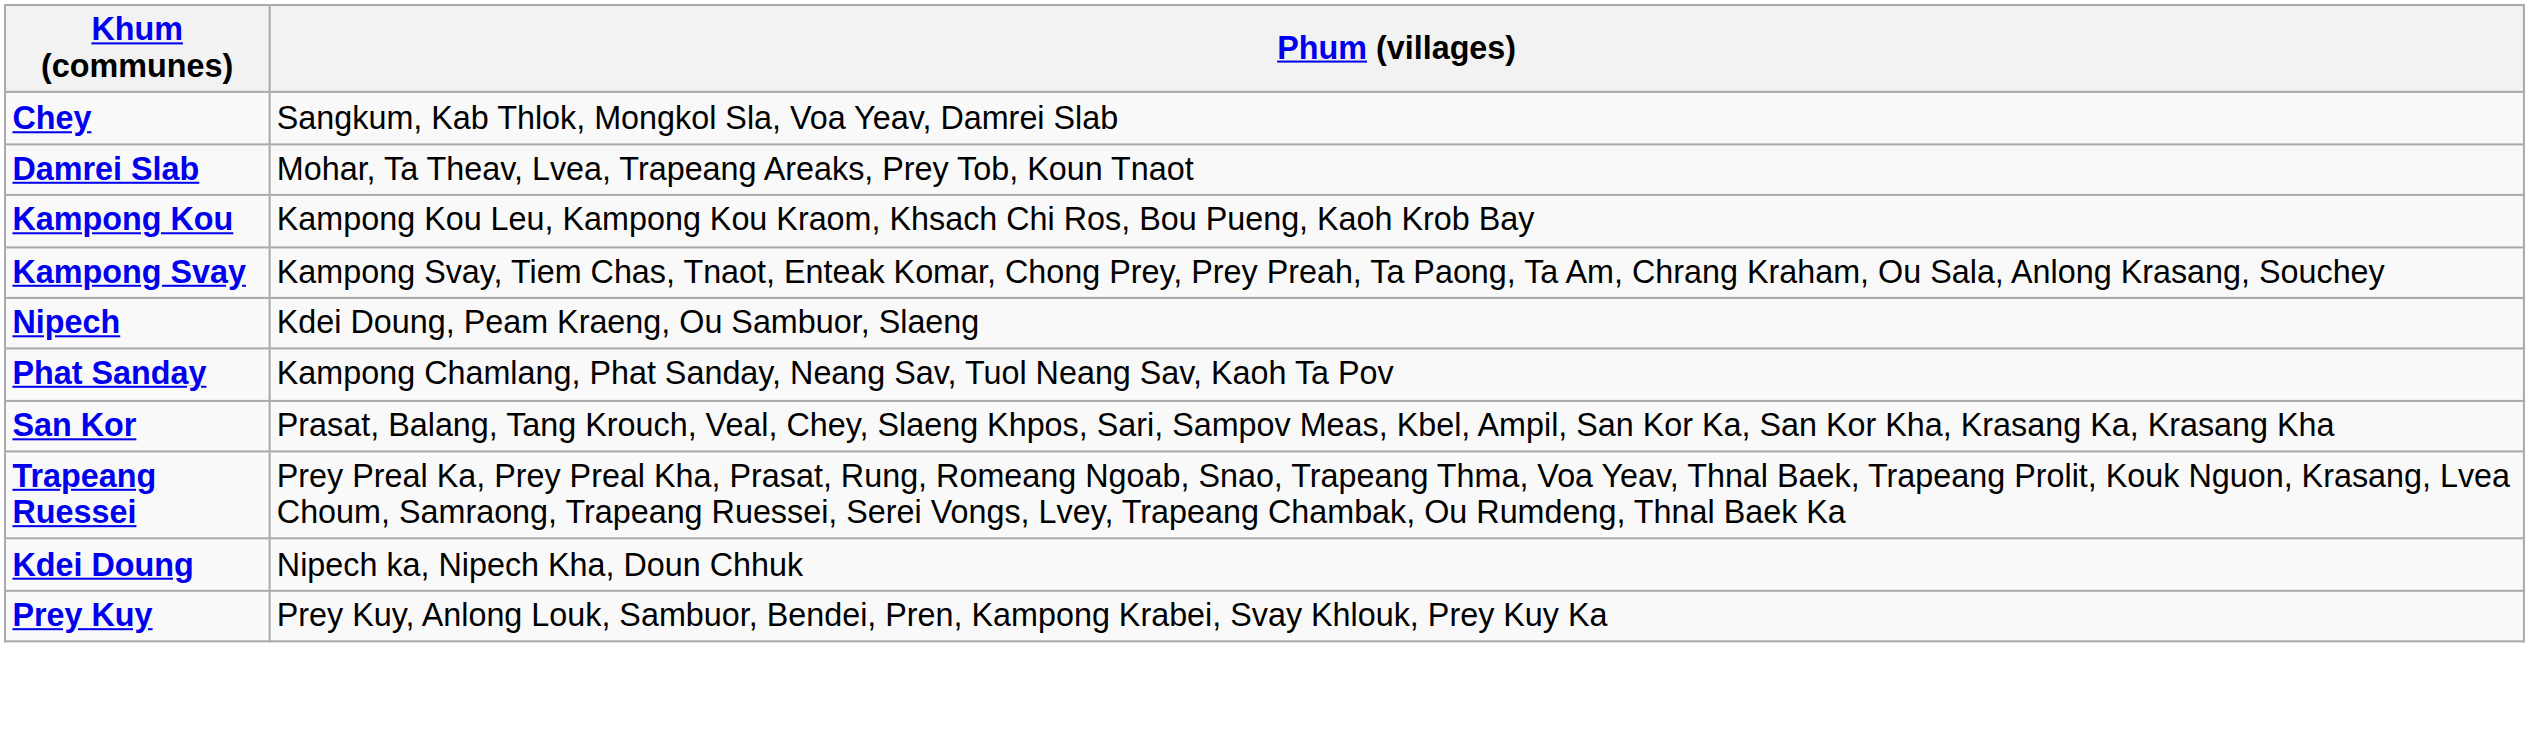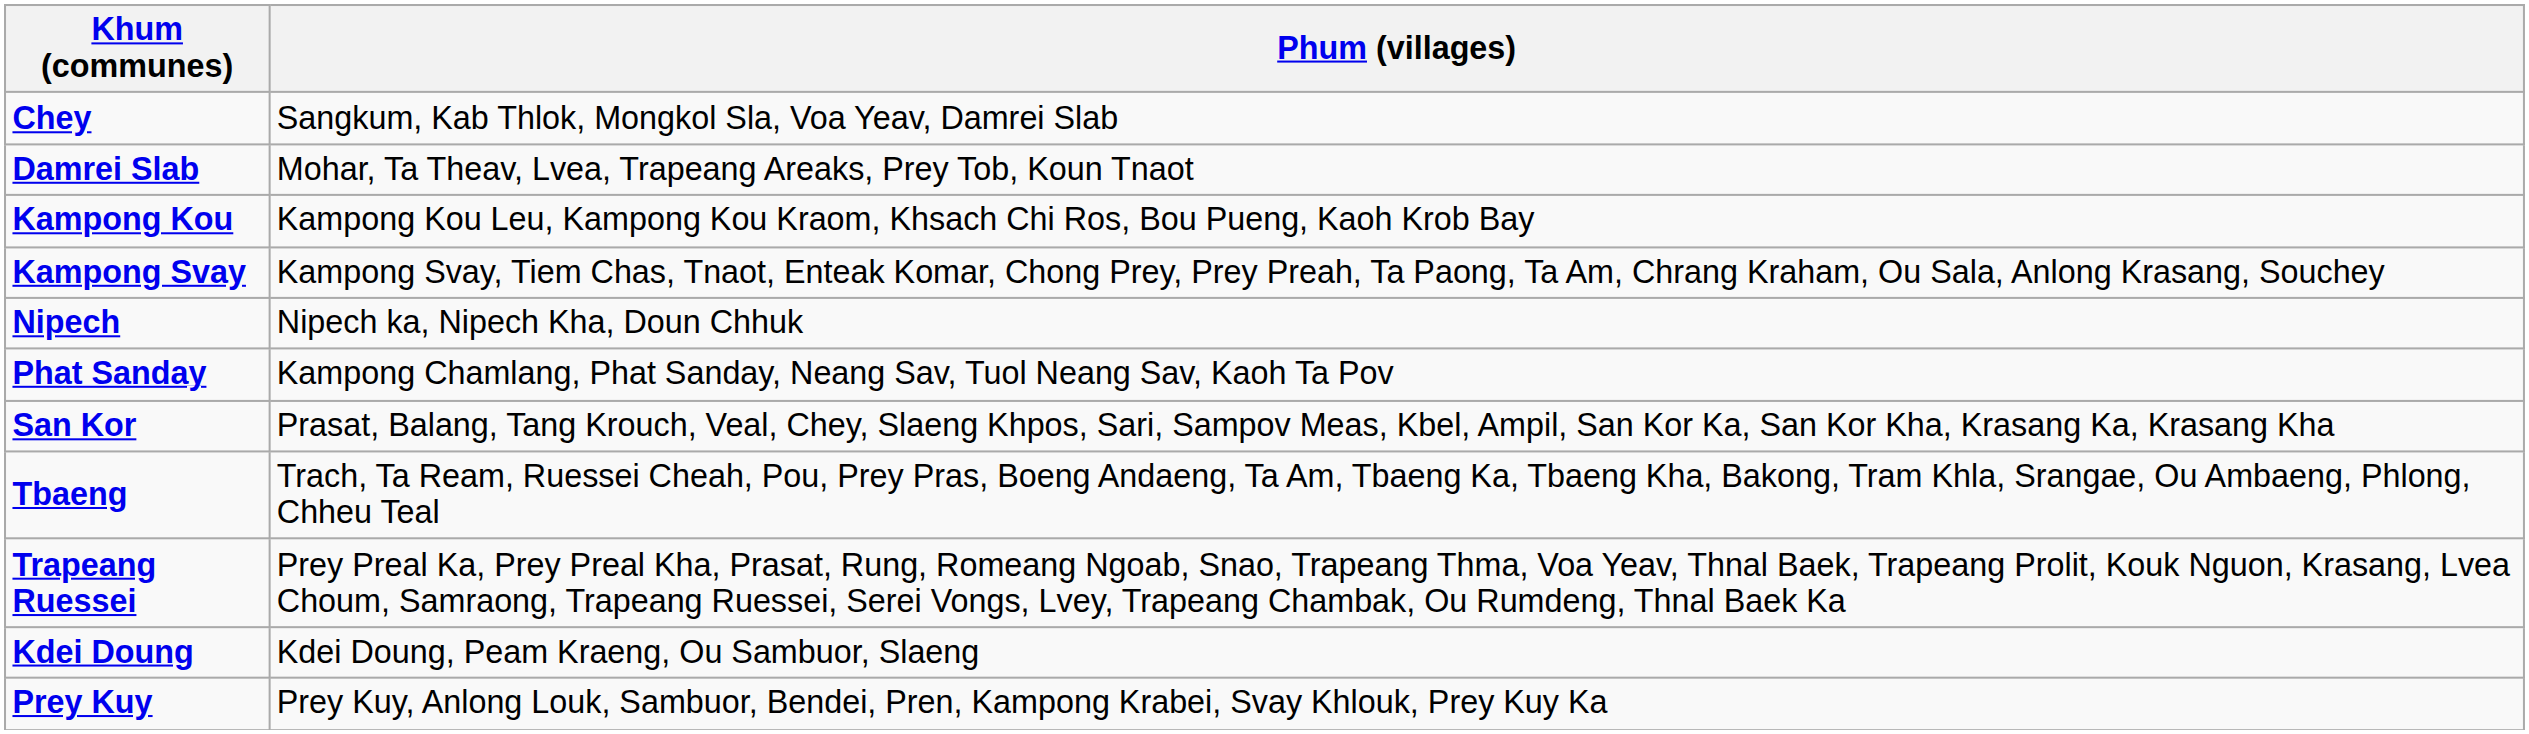(628, 322) Kdei Doung, Peam Kraeng, Ou Sambuor, Slaeng -> (540, 322) Nipech ka, Nipech Kha, Doun Chhuk
+ row: (70, 494)
(540, 564) Nipech ka, Nipech Kha, Doun Chhuk -> (628, 651) Kdei Doung, Peam Kraeng, Ou Sambuor, Slaeng
